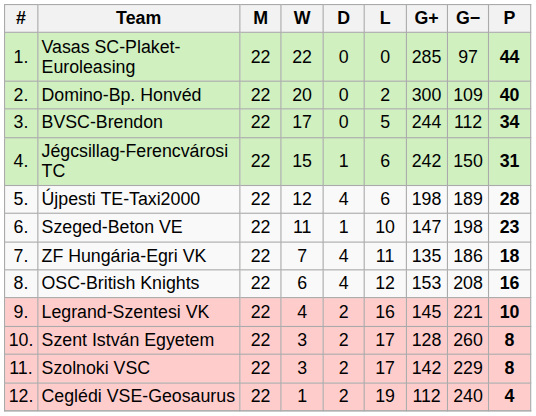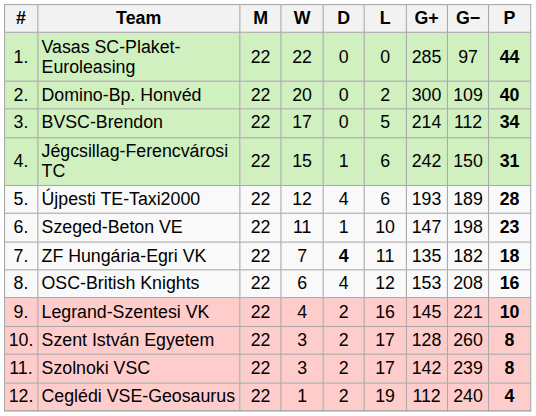(427, 123) 244 -> (427, 123) 214
(427, 199) 198 -> (427, 199) 193
(344, 255) normal -> (344, 255) bold
(468, 255) 186 -> (468, 255) 182
(468, 368) 229 -> (468, 368) 239
